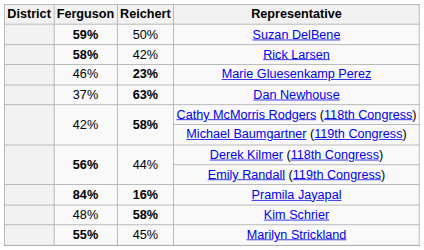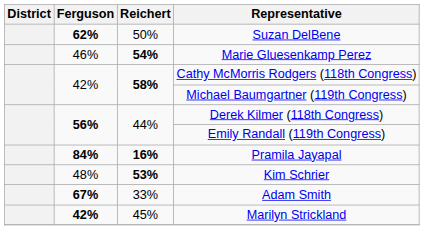(85, 34) 59% -> (85, 34) 62%
- row: (297, 54)
(145, 74) 23% -> (145, 54) 54%
- row: (297, 94)
(145, 214) 58% -> (145, 174) 53%
+ row: (297, 194)
(85, 235) 55% -> (85, 214) 42%
